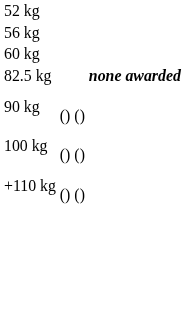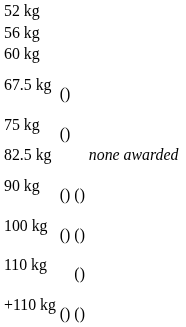+ row: (28, 85)
+ row: (22, 124)
(135, 76) bold -> (134, 155) normal
+ row: (25, 265)
